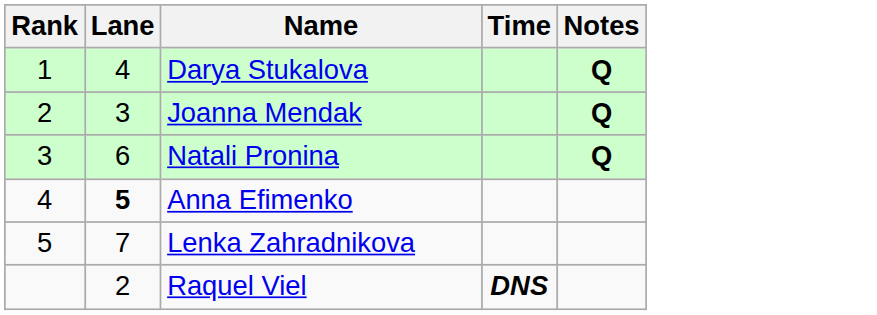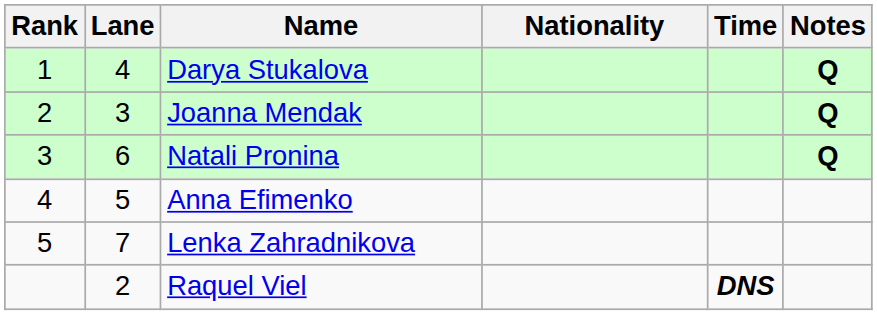+ column: (594, 26)
(123, 199) bold -> (123, 199) normal
